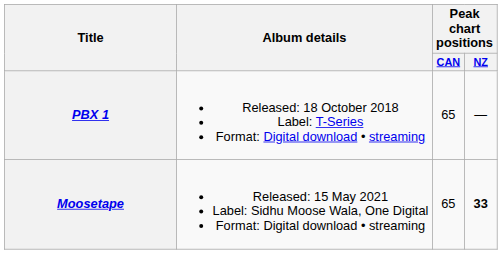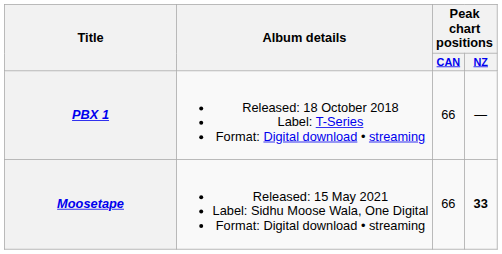(448, 115) 65 -> (448, 115) 66
(448, 204) 65 -> (448, 204) 66
